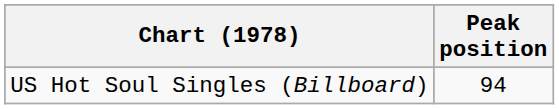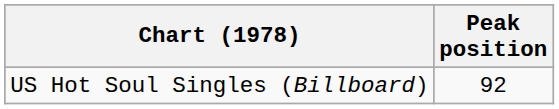(493, 86) 94 -> (493, 86) 92
